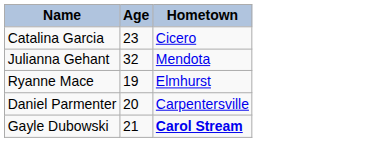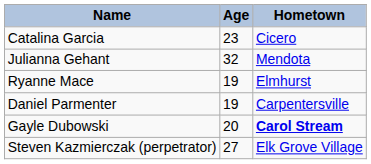(131, 104) 20 -> (231, 104) 19
(131, 126) 21 -> (231, 126) 20
+ row: (112, 148)
